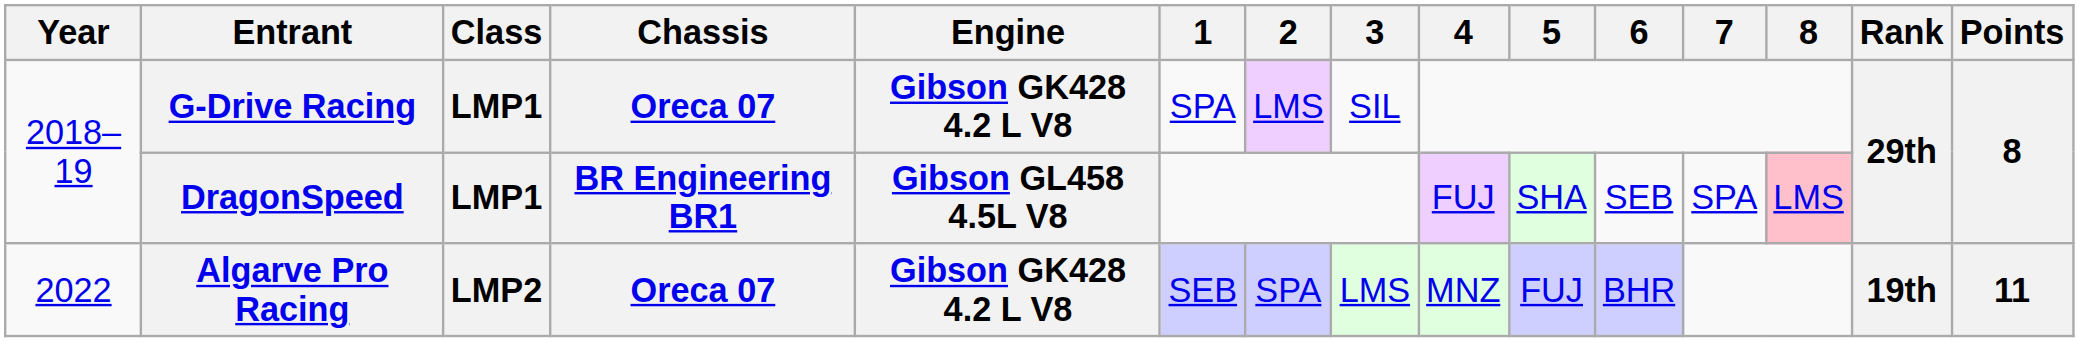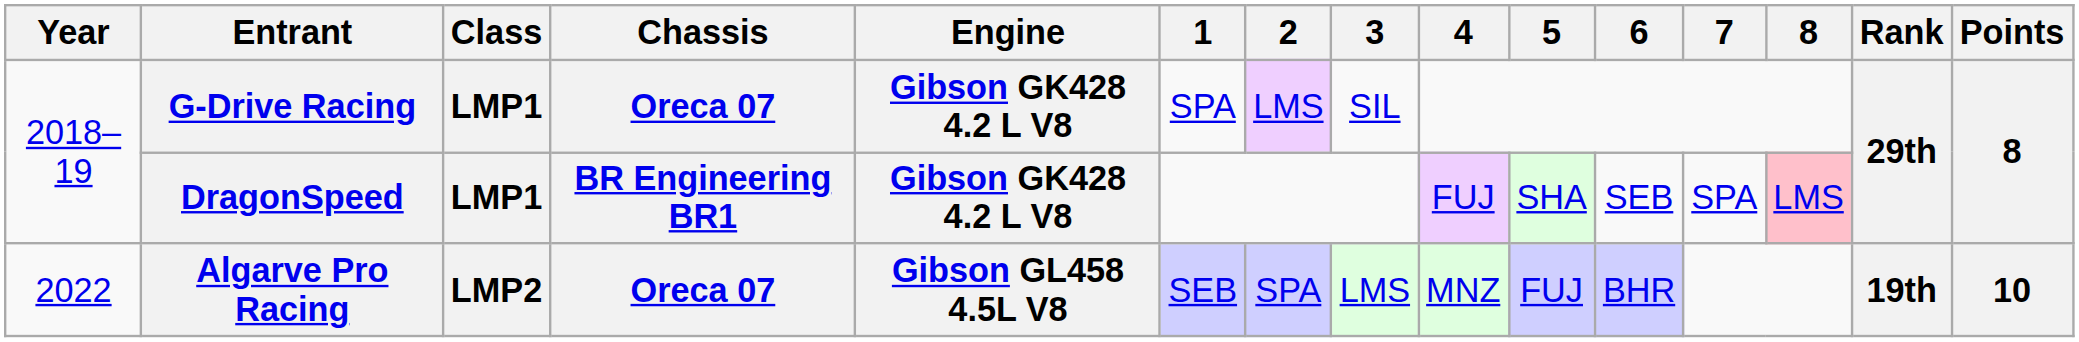(1008, 198) Gibson GL458 4.5L V8 -> (1008, 198) Gibson GK428 4.2 L V8
(1008, 290) Gibson GK428 4.2 L V8 -> (1008, 290) Gibson GL458 4.5L V8
(2012, 290) 11 -> (2012, 290) 10
